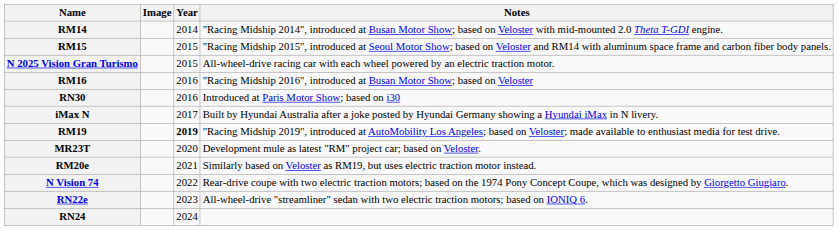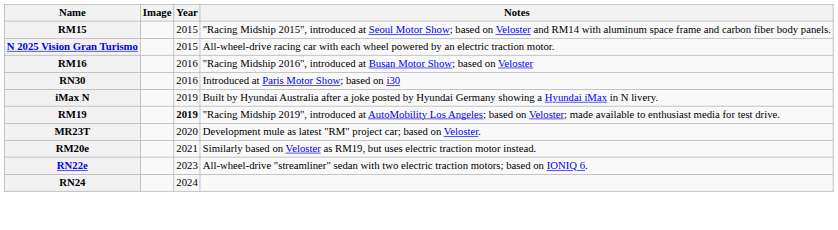- row: (72, 30)
(187, 115) 2017 -> (187, 98) 2019
- row: (72, 183)
